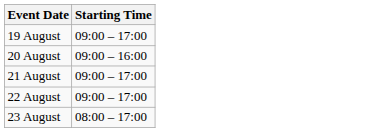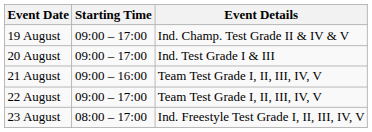+ column: (261, 14)
(111, 55) 09:00 – 16:00 -> (111, 55) 09:00 – 17:00
(111, 76) 09:00 – 17:00 -> (111, 76) 09:00 – 16:00
